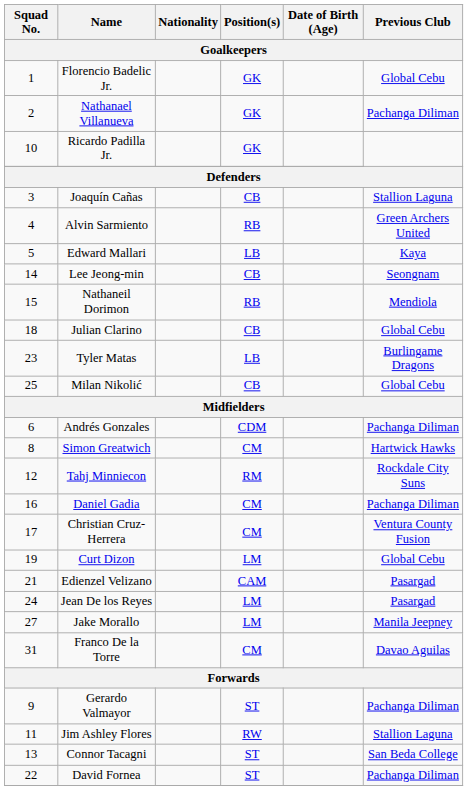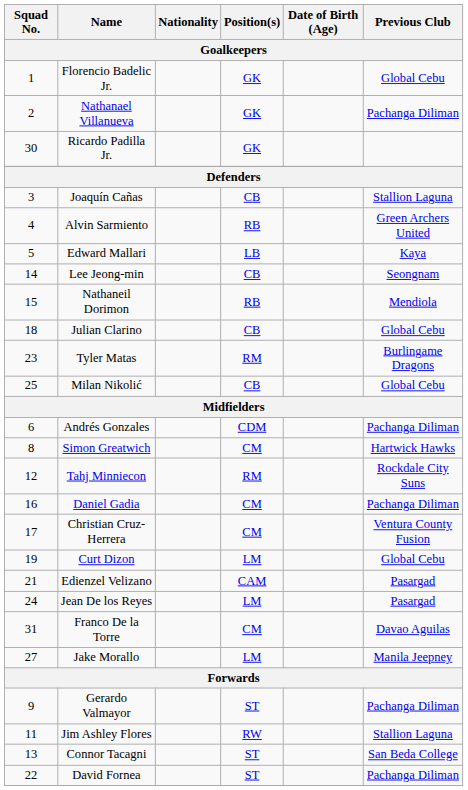(31, 148) 10 -> (31, 148) 30
(252, 357) LB -> (252, 357) RM
rows swapped: (106, 621) <-> (106, 649)
